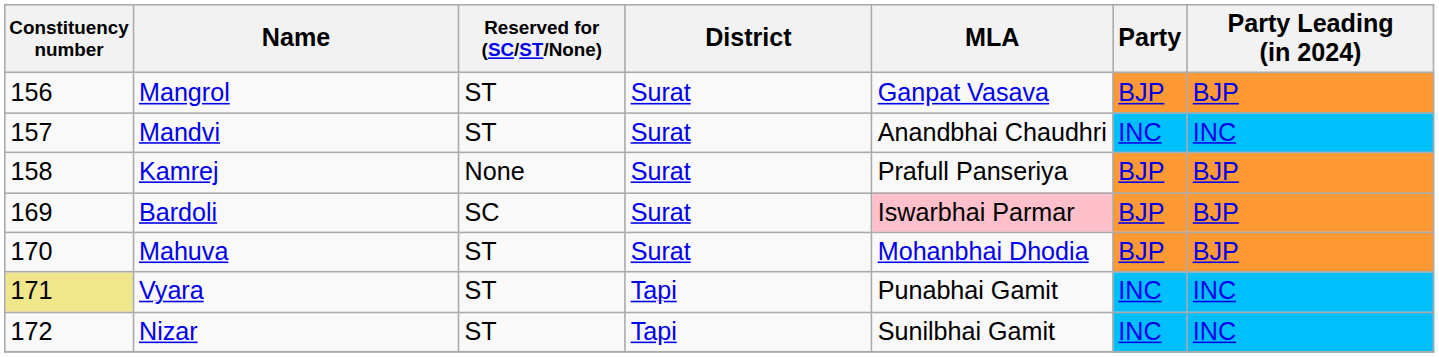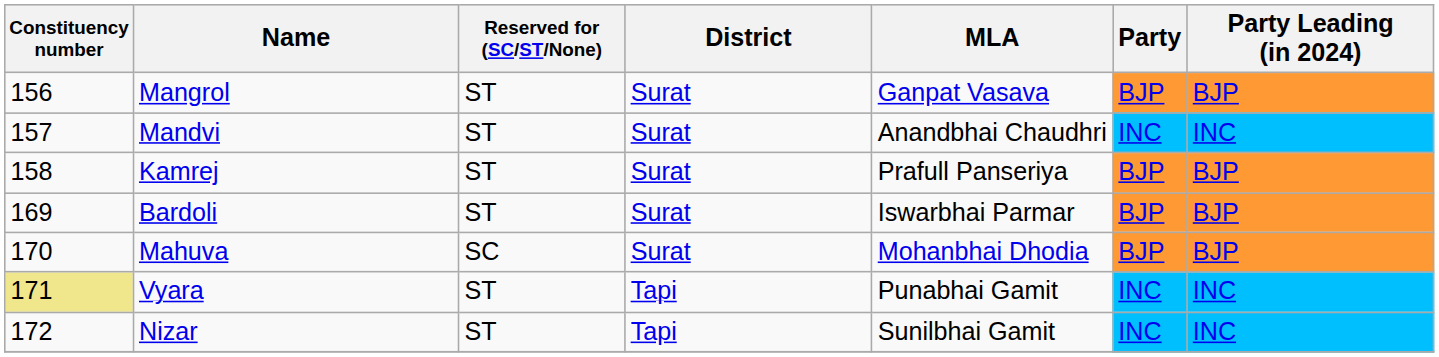(495, 172) None -> (481, 172) ST
(482, 212) SC -> (481, 212) ST
(976, 212) pink background -> (976, 212) no background
(481, 251) ST -> (482, 251) SC
